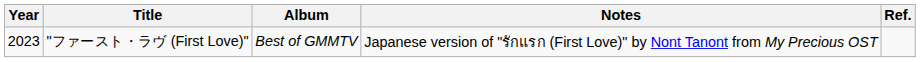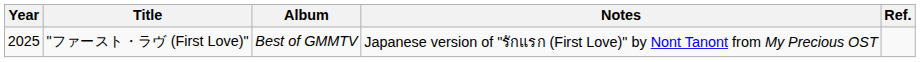(24, 41) 2023 -> (24, 41) 2025
